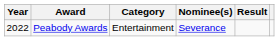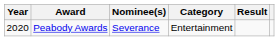columns swapped: (143, 12) <-> (205, 12)
(18, 28) 2022 -> (18, 28) 2020
